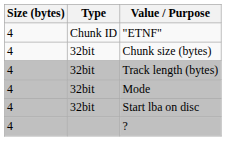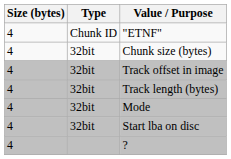+ row: (173, 70)
